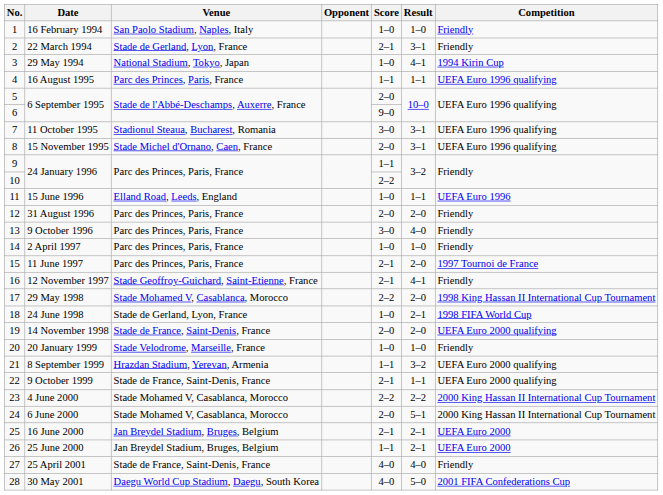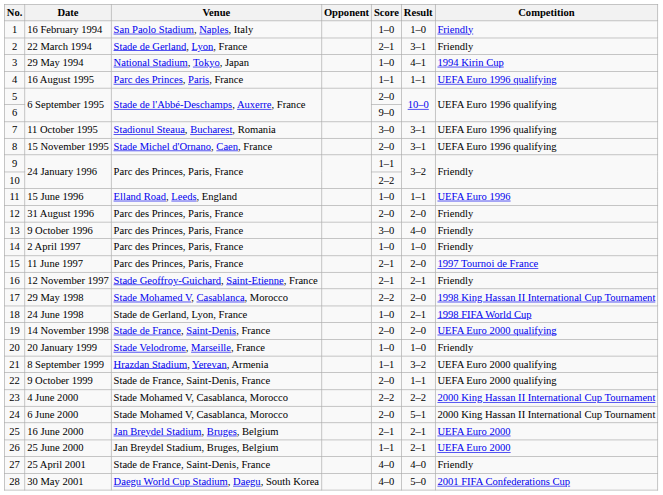(418, 280) 4–1 -> (418, 280) 2–1
(386, 381) 2–1 -> (386, 381) 2–0
